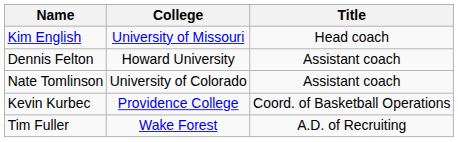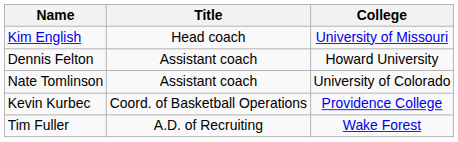columns swapped: (352, 15) <-> (178, 15)
